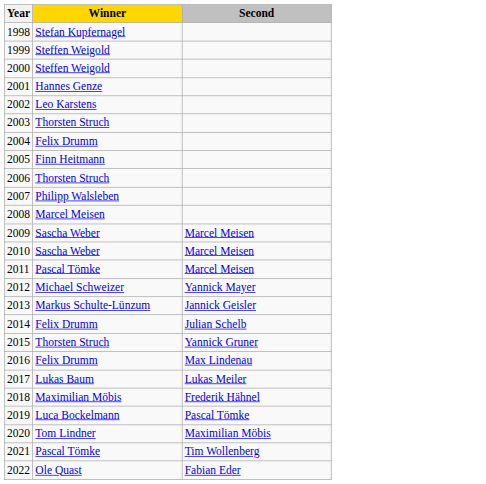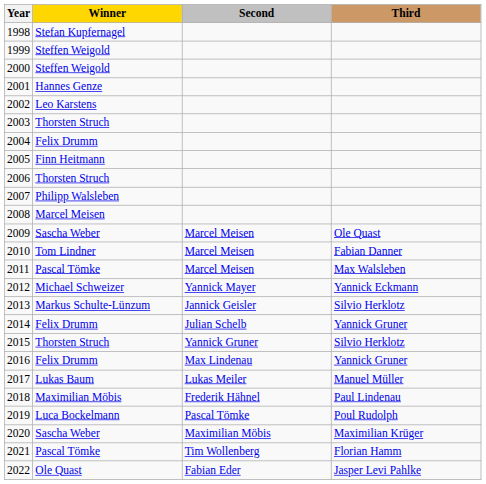+ column: (406, 13)
(68, 251) Sascha Weber -> (66, 251) Tom Lindner
(66, 433) Tom Lindner -> (68, 433) Sascha Weber
